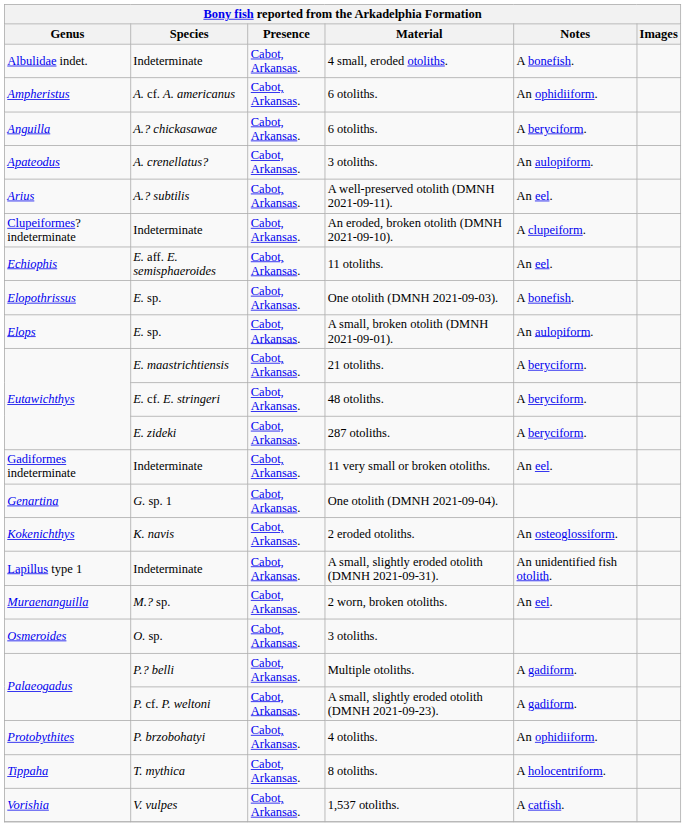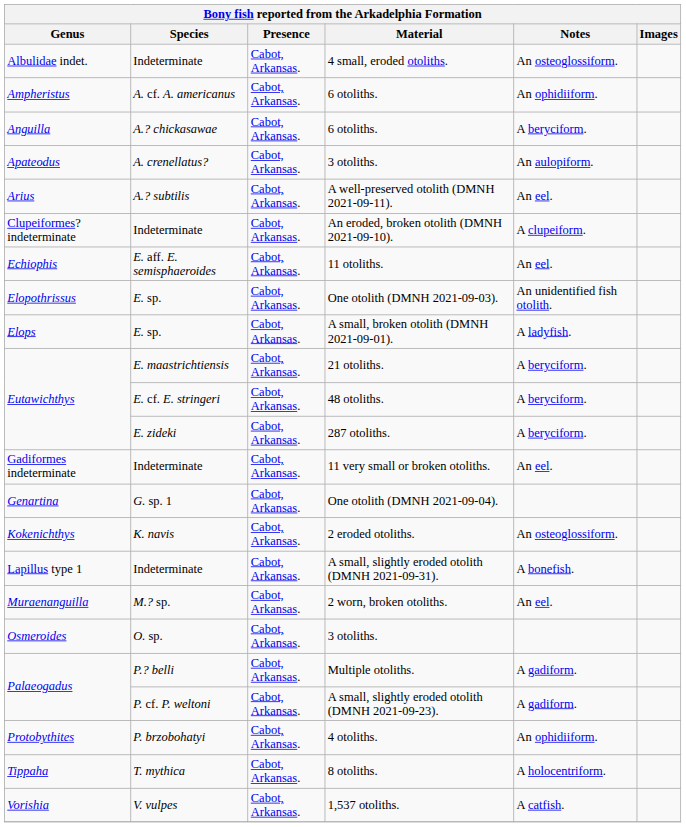(545, 61) A bonefish. -> (567, 61) An osteoglossiform.
(545, 297) A bonefish. -> (567, 297) An unidentified fish otolith.
(555, 331) An aulopiform. -> (544, 331) A ladyfish.
(567, 568) An unidentified fish otolith. -> (545, 568) A bonefish.
